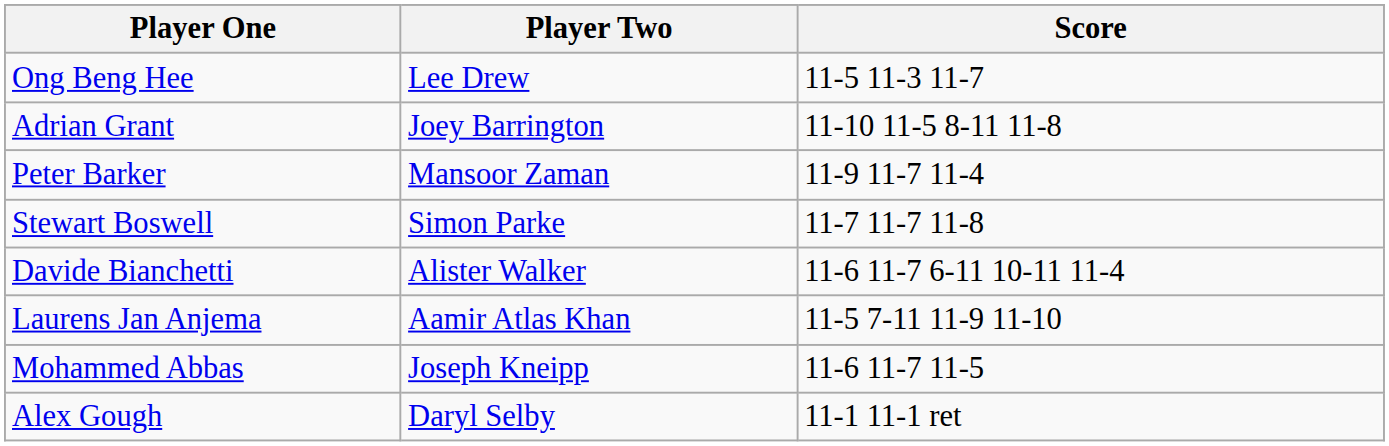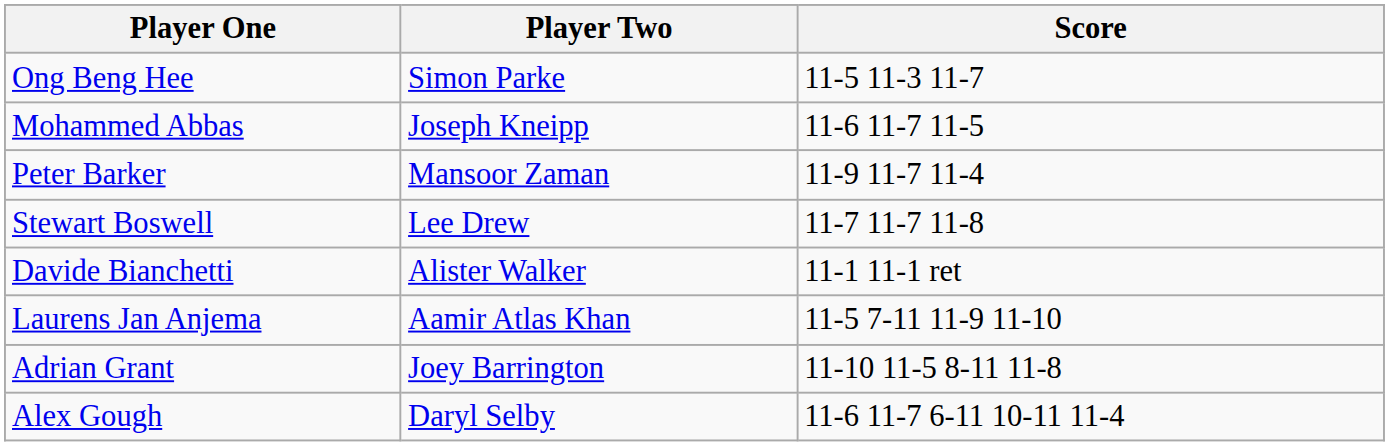(469, 77) Lee Drew -> (487, 77) Simon Parke
rows swapped: (128, 367) <-> (93, 125)
(487, 222) Simon Parke -> (469, 222) Lee Drew
(964, 271) 11-6 11-7 6-11 10-11 11-4 -> (883, 271) 11-1 11-1 ret
(883, 416) 11-1 11-1 ret -> (964, 416) 11-6 11-7 6-11 10-11 11-4
